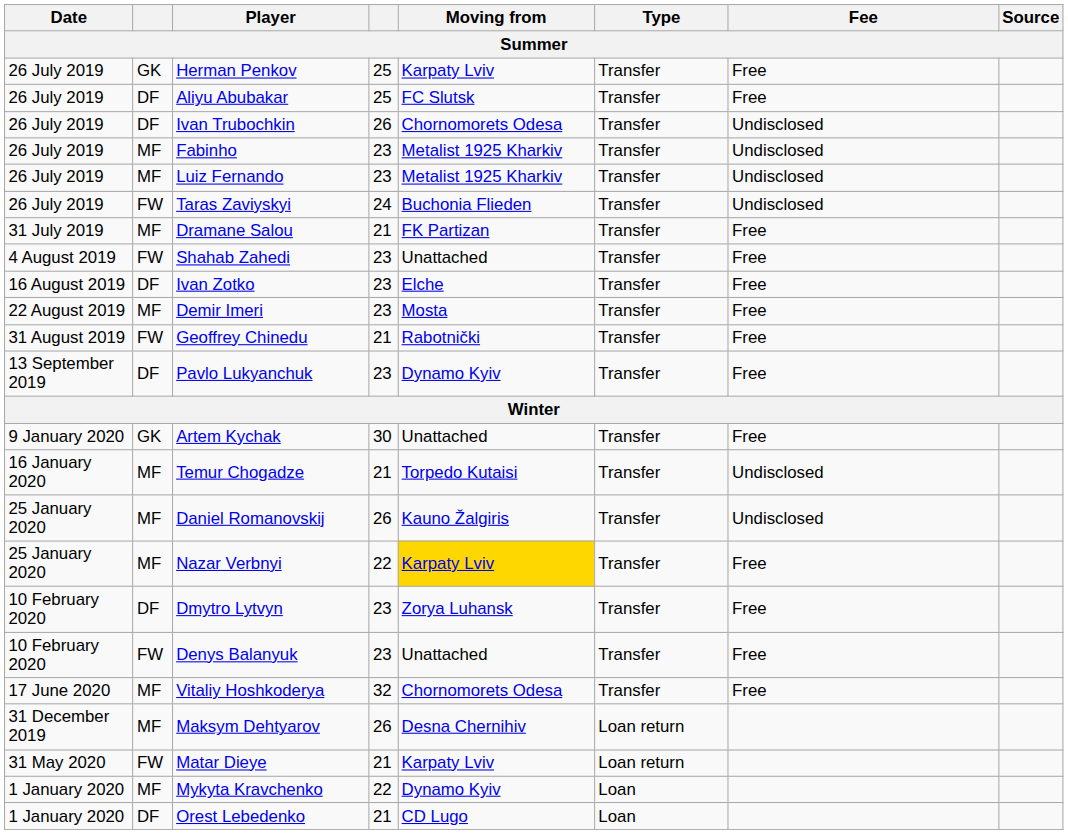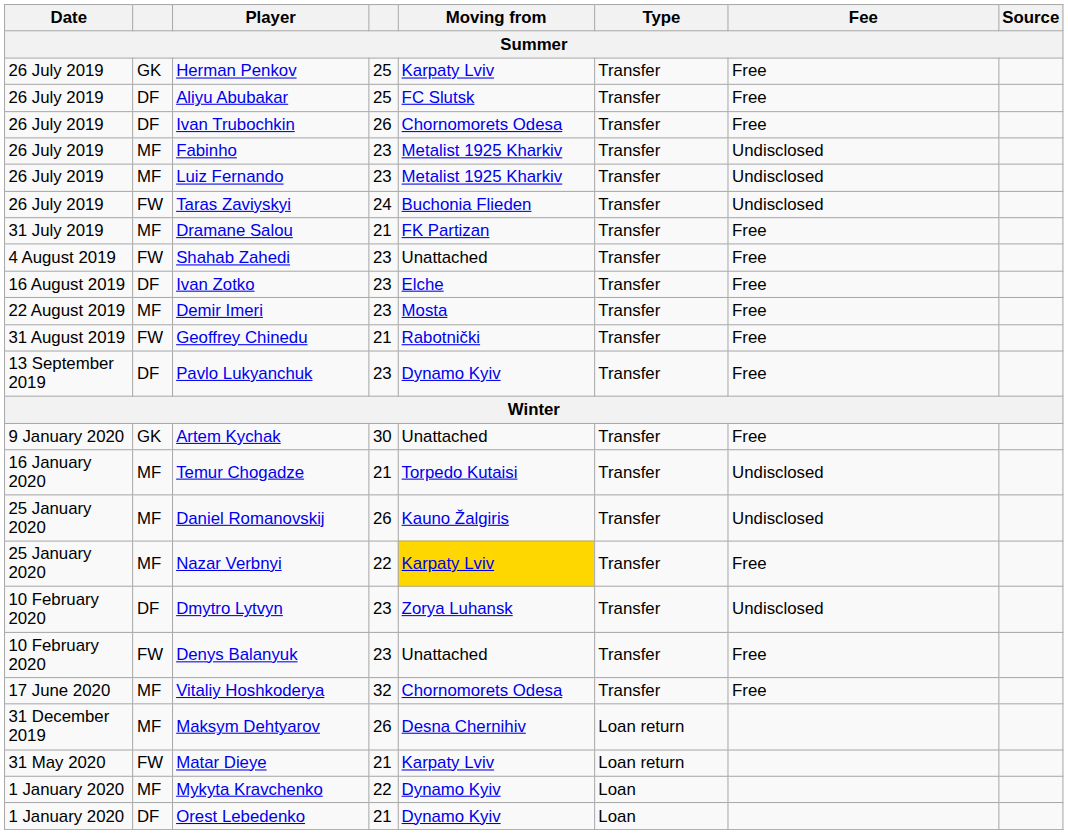(778, 124) Undisclosed -> (749, 124) Free
(749, 609) Free -> (778, 609) Undisclosed
(435, 816) CD Lugo -> (451, 816) Dynamo Kyiv
